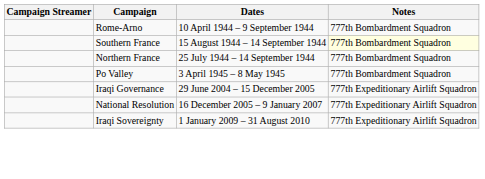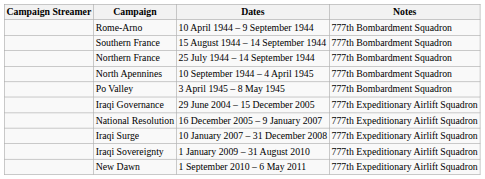(391, 43) lightyellow background -> (392, 43) no background
+ row: (129, 74)
+ row: (117, 136)
+ row: (118, 167)
